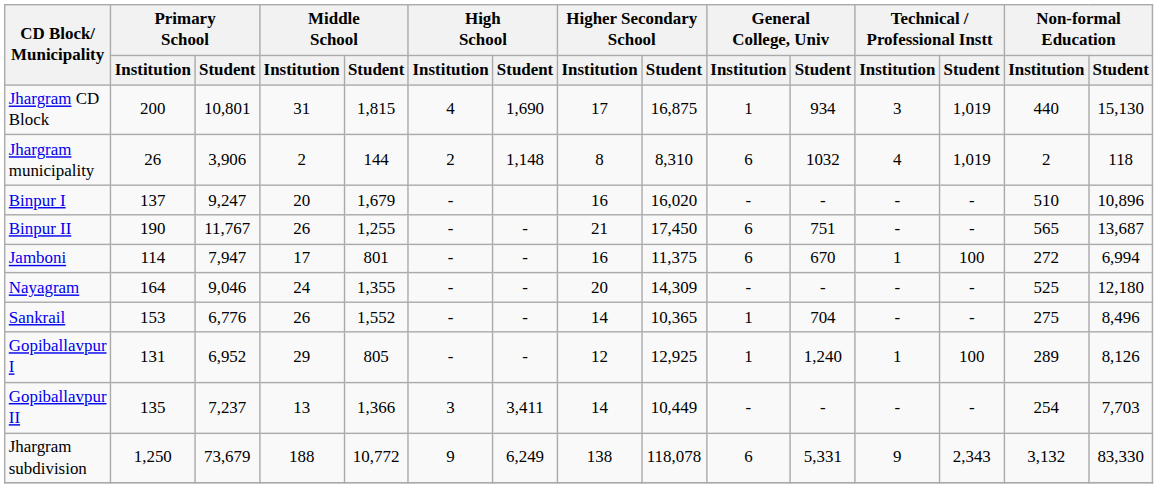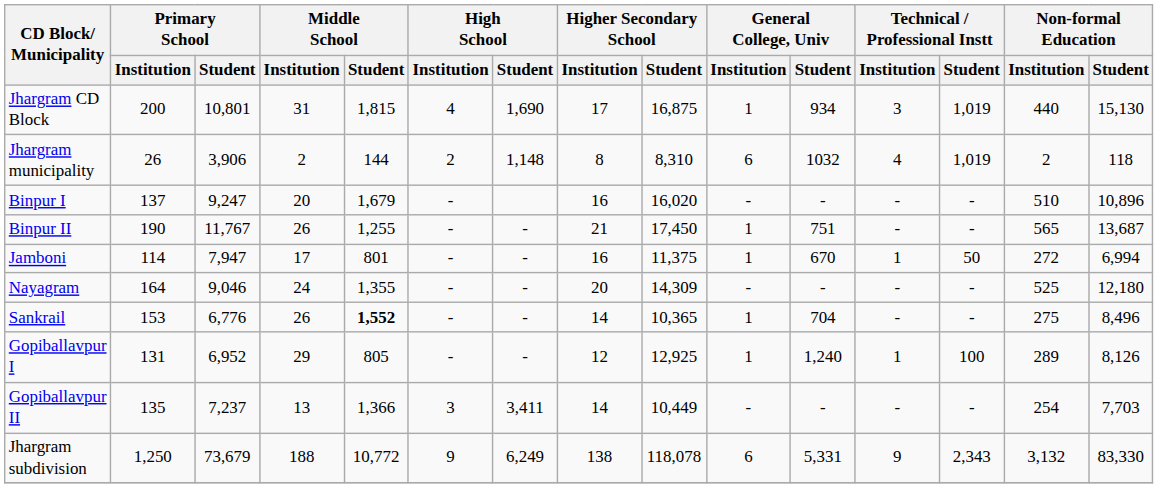(748, 229) 6 -> (748, 229) 1
(748, 258) 6 -> (748, 258) 1
(972, 258) 100 -> (972, 258) 50
(376, 317) normal -> (376, 317) bold
